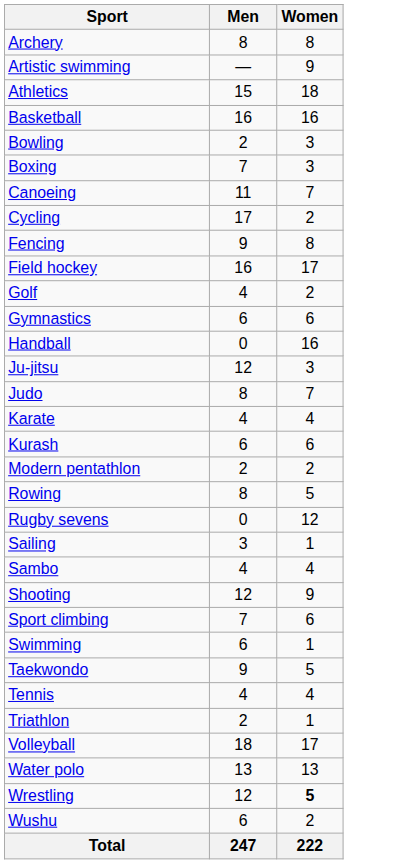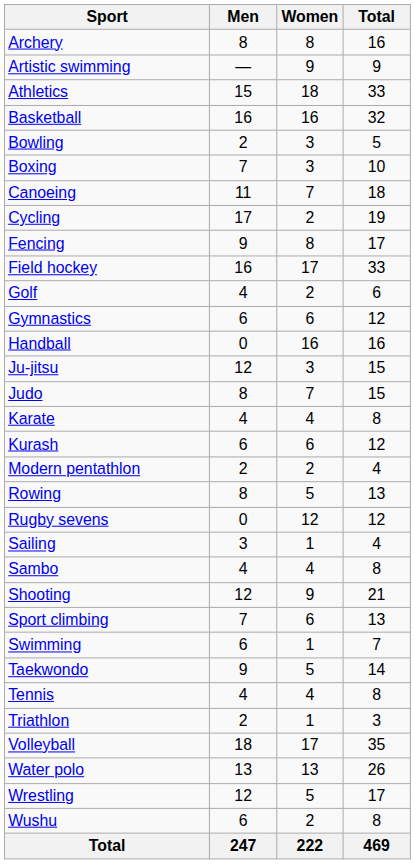+ column: (377, 17)
(310, 795) bold -> (310, 795) normal
